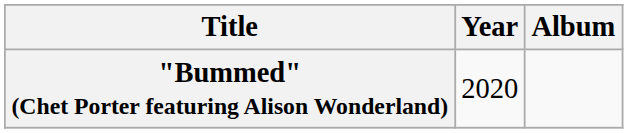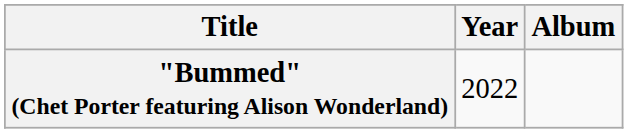(490, 88) 2020 -> (490, 88) 2022
